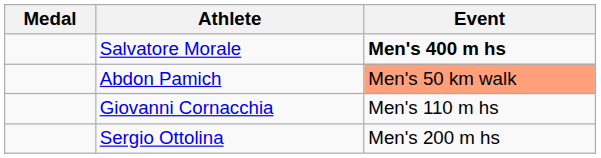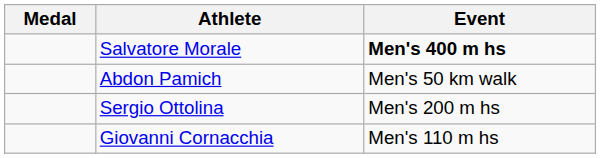(442, 78) lightsalmon background -> (442, 78) no background
rows swapped: (187, 108) <-> (162, 138)
